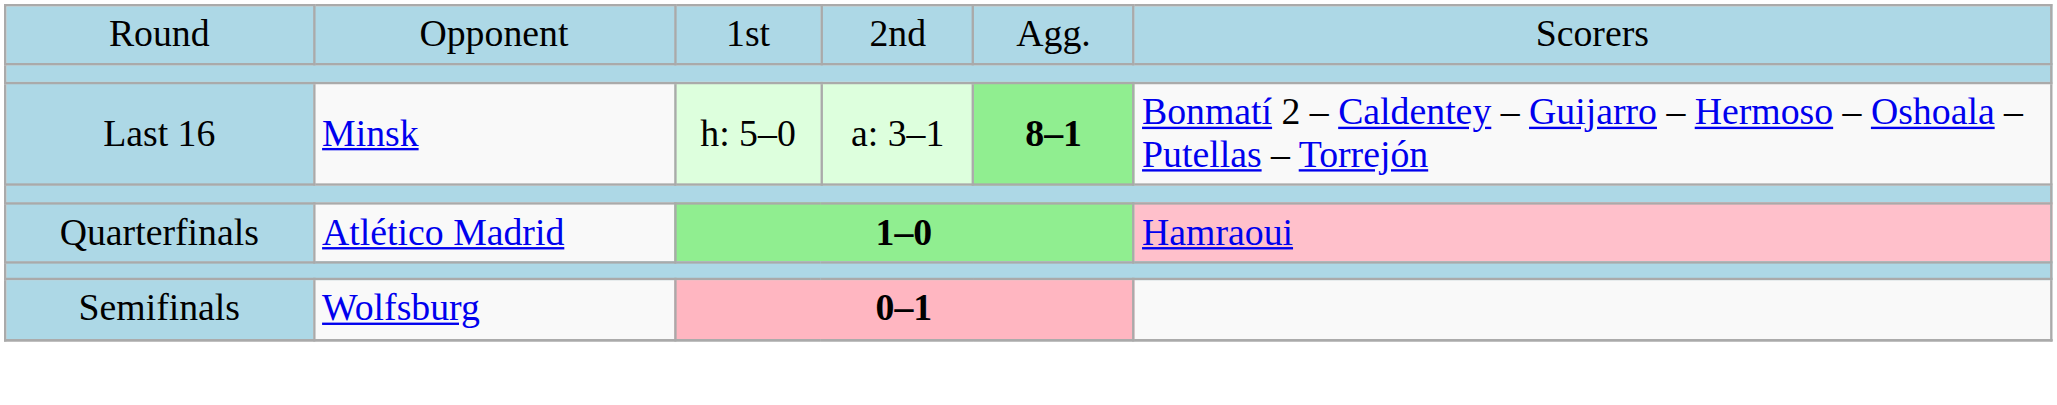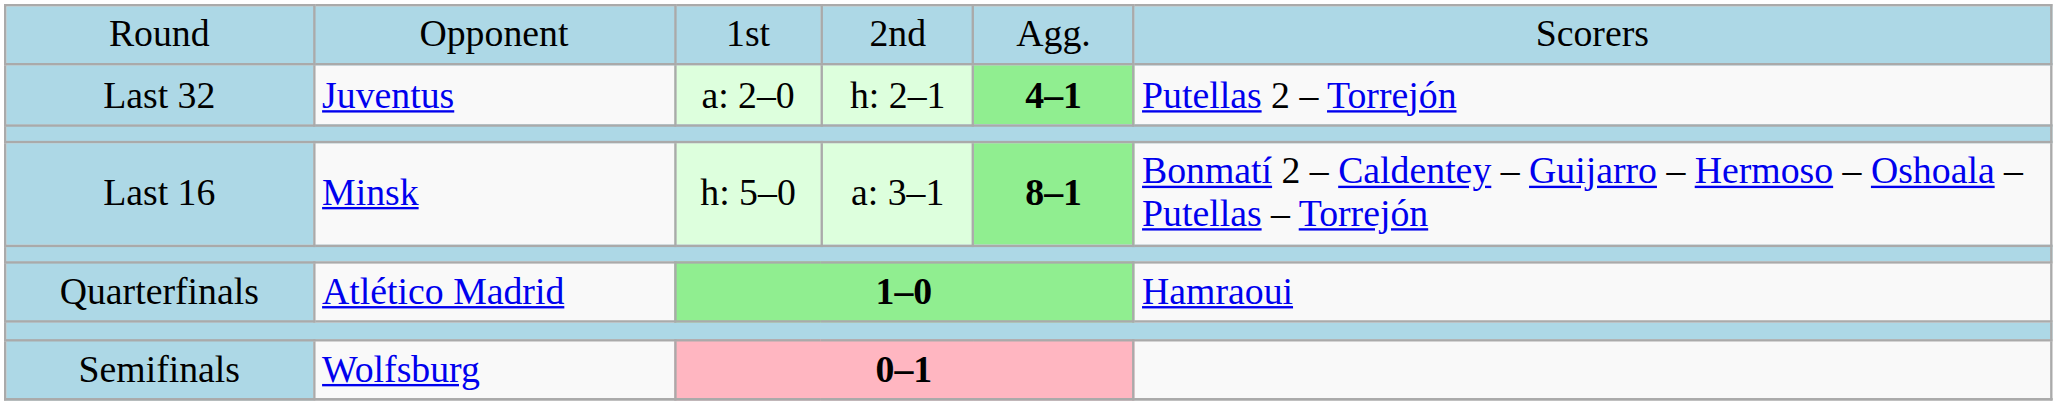+ row: (159, 94)
(1218, 231) pink background -> (1218, 291) no background
